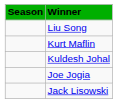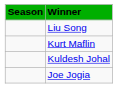- row: (78, 91)
